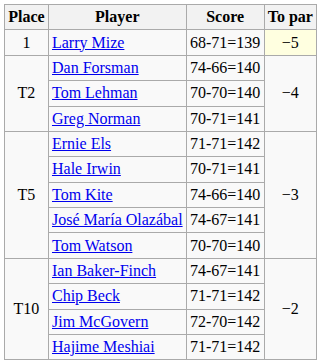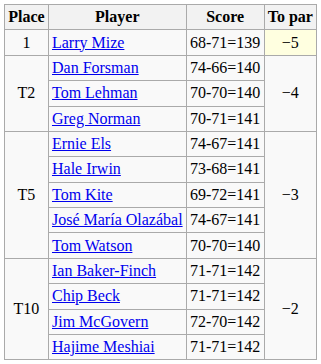(225, 144) 71-71=142 -> (225, 144) 74-67=141
(225, 169) 70-71=141 -> (225, 169) 73-68=141
(225, 194) 74-66=140 -> (225, 194) 69-72=141
(225, 270) 74-67=141 -> (225, 270) 71-71=142
